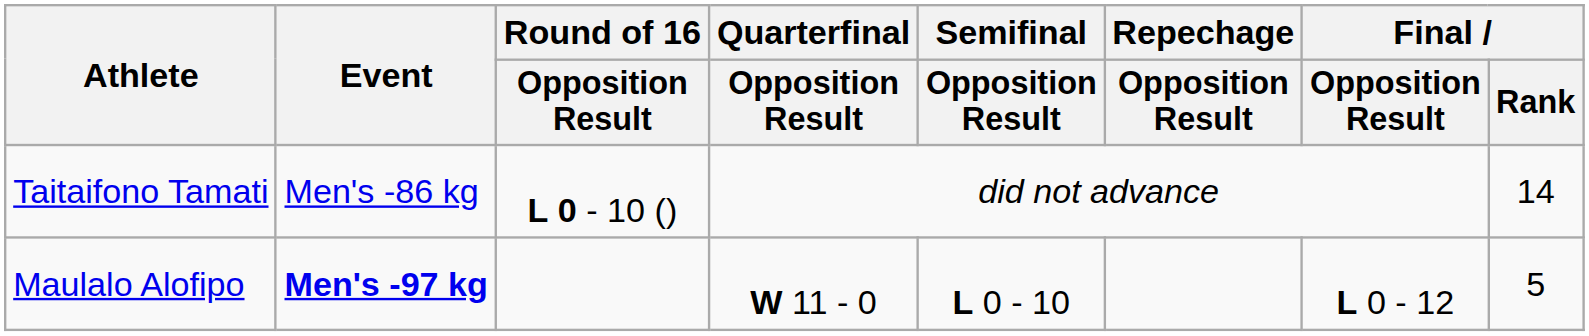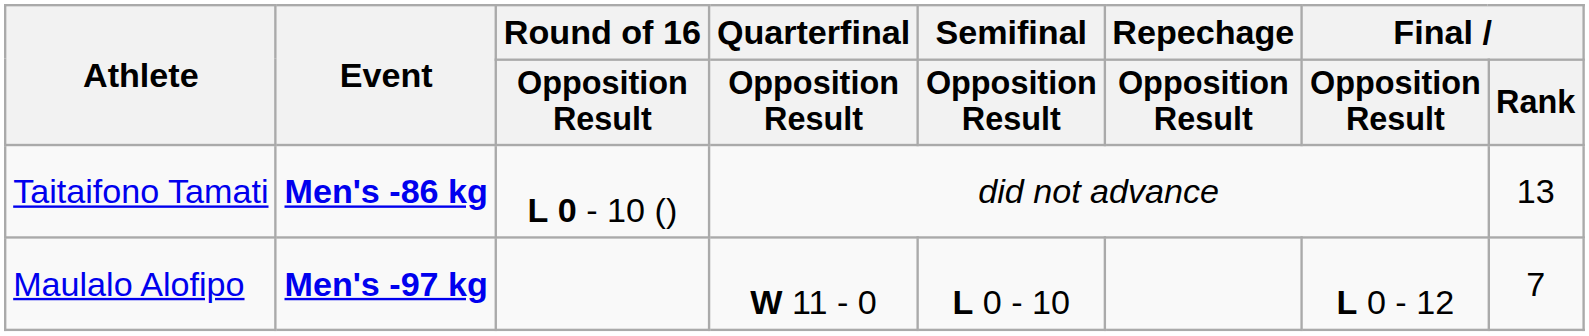(382, 192) normal -> (386, 192) bold
(1536, 192) 14 -> (1536, 192) 13
(1536, 284) 5 -> (1536, 284) 7
